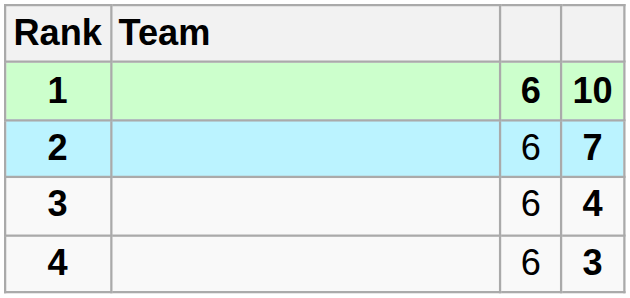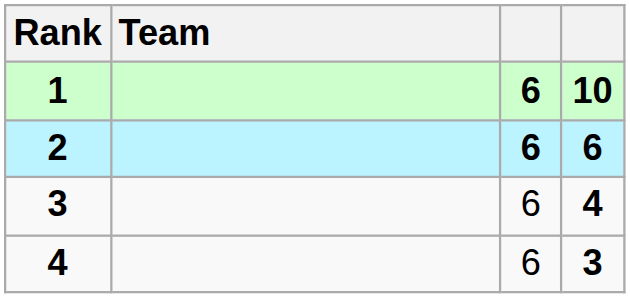(531, 147) normal -> (531, 147) bold
(593, 147) 7 -> (593, 147) 6
